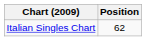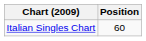(120, 28) 62 -> (120, 28) 60
